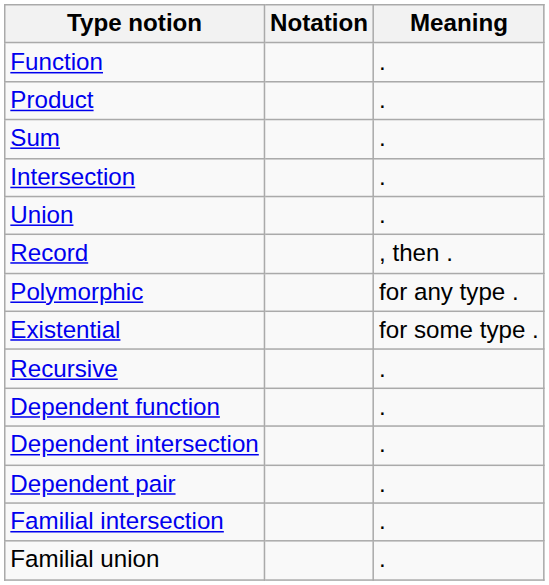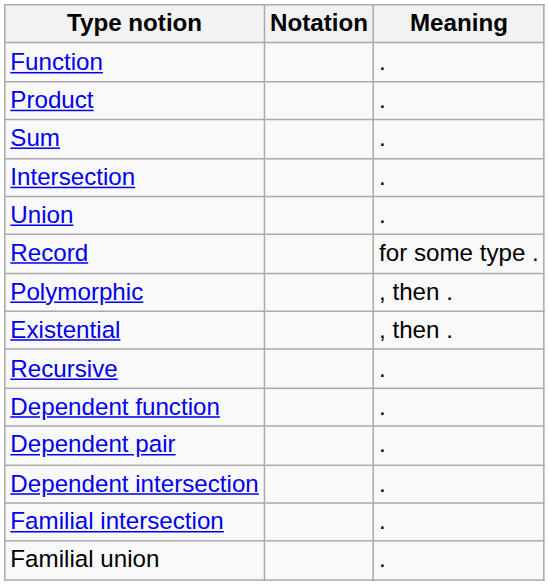(416, 253) , then . -> (459, 253) for some type .
(449, 291) for any type . -> (416, 291) , then .
(459, 330) for some type . -> (416, 330) , then .
rows swapped: (93, 483) <-> (135, 445)
